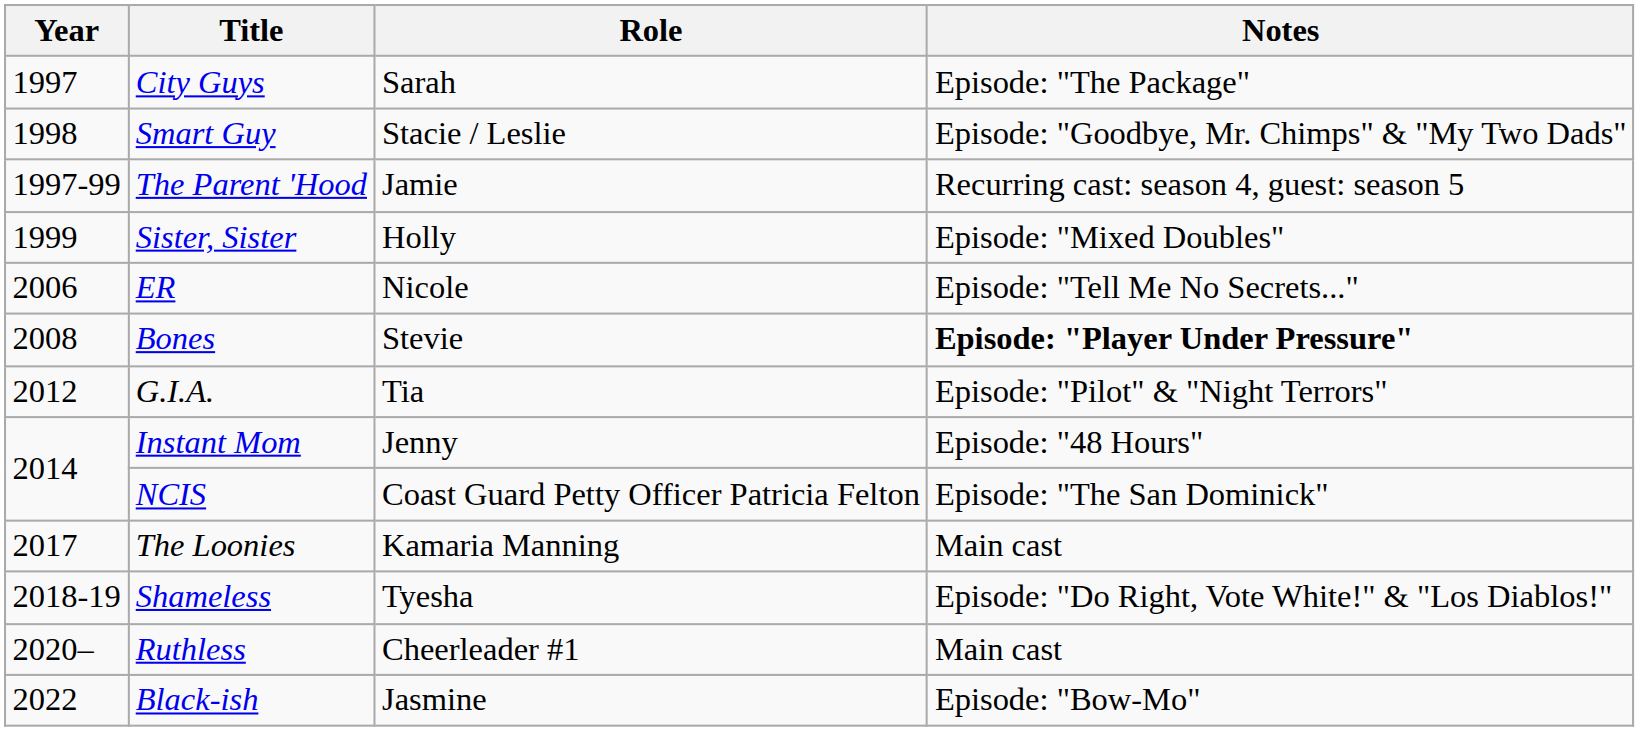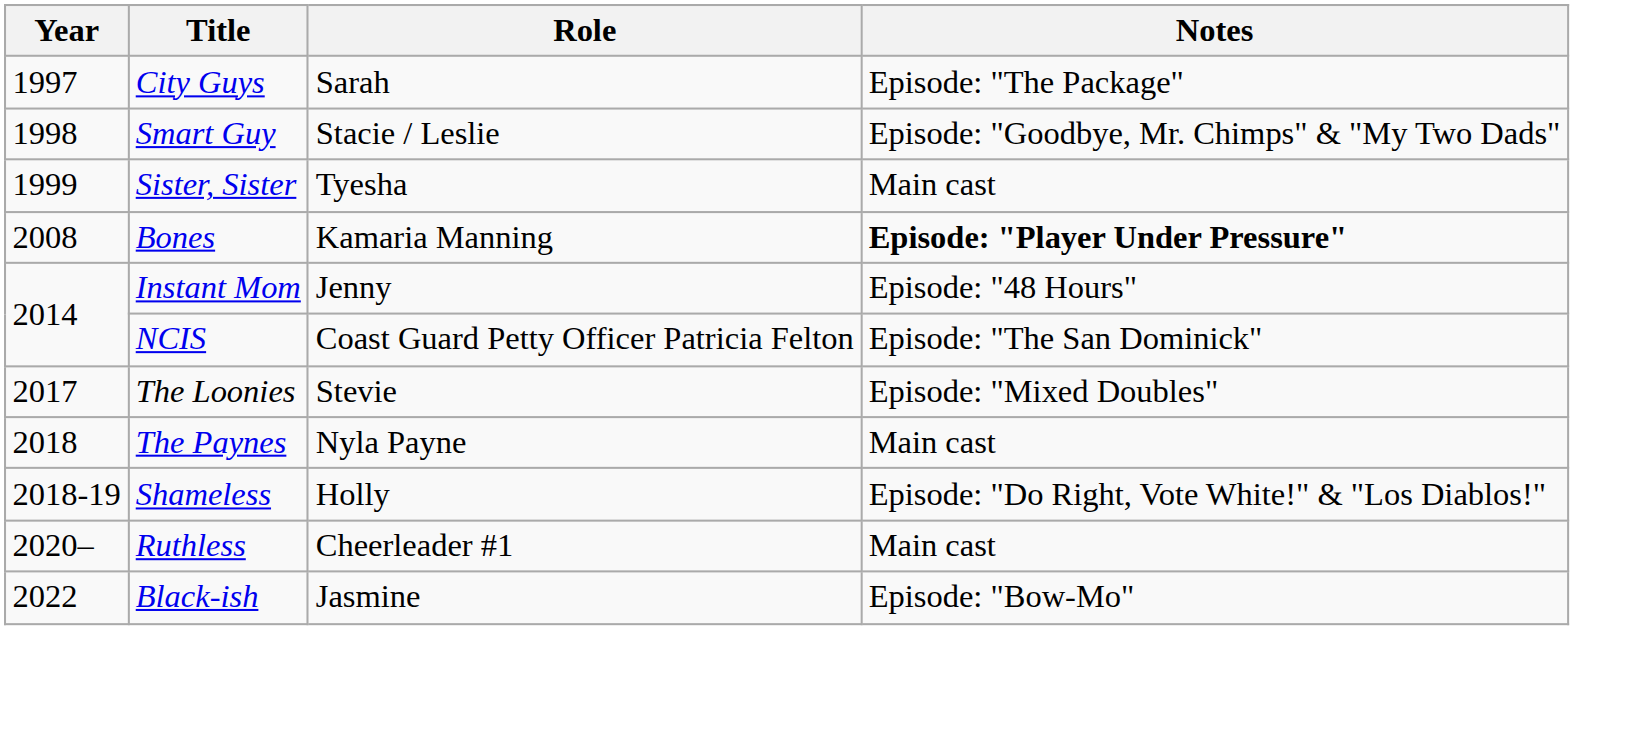- row: (251, 184)
(419, 236) Holly -> (362, 184) Tyesha
(1110, 236) Episode: "Mixed Doubles" -> (932, 184) Main cast
- row: (156, 287)
(423, 339) Stevie -> (434, 236) Kamaria Manning
- row: (175, 390)
(501, 545) Kamaria Manning -> (356, 390) Stevie
(998, 545) Main cast -> (1043, 390) Episode: "Mixed Doubles"
+ row: (211, 442)
(428, 596) Tyesha -> (353, 493) Holly
